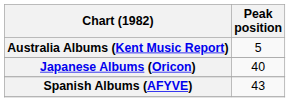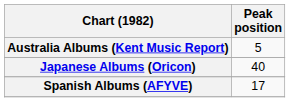(258, 86) 43 -> (258, 86) 17
